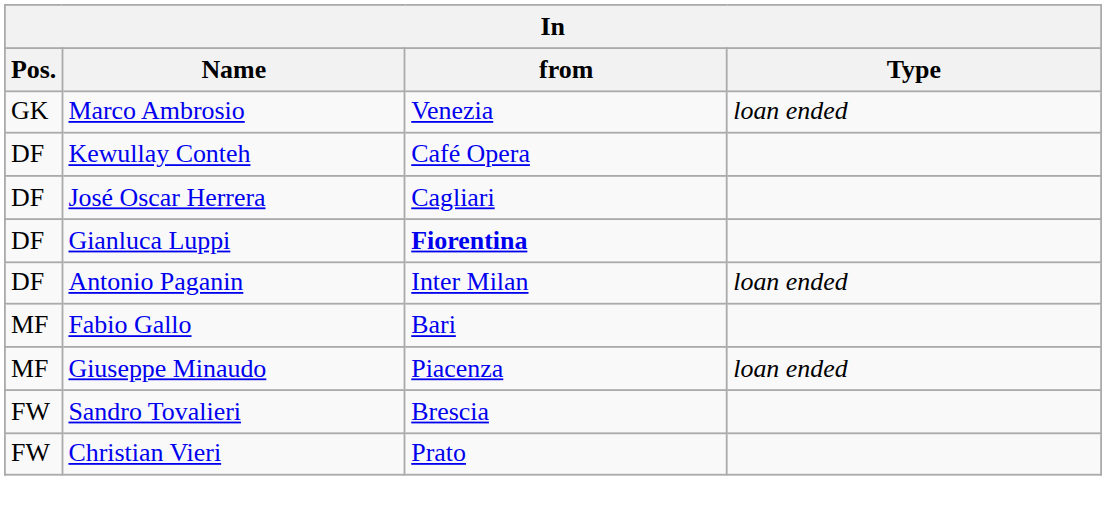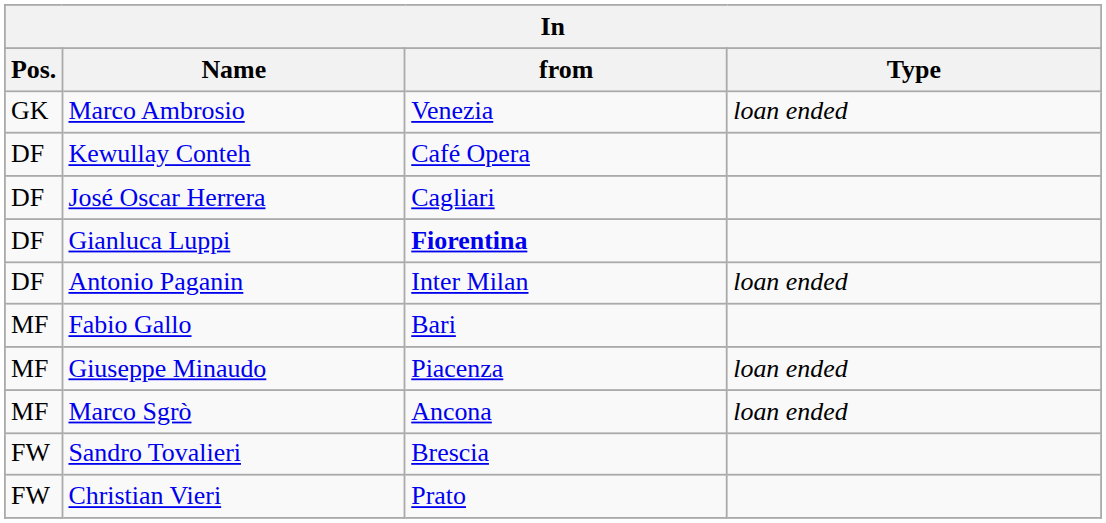+ row: (130, 411)
